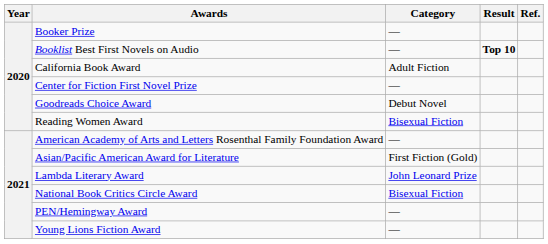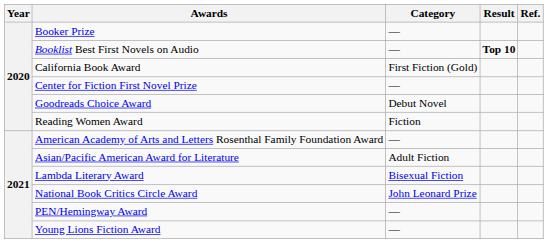(419, 67) Adult Fiction -> (433, 67) First Fiction (Gold)
(426, 121) Bisexual Fiction -> (404, 121) Fiction
(433, 157) First Fiction (Gold) -> (419, 157) Adult Fiction
(433, 175) John Leonard Prize -> (426, 175) Bisexual Fiction
(426, 193) Bisexual Fiction -> (433, 193) John Leonard Prize
